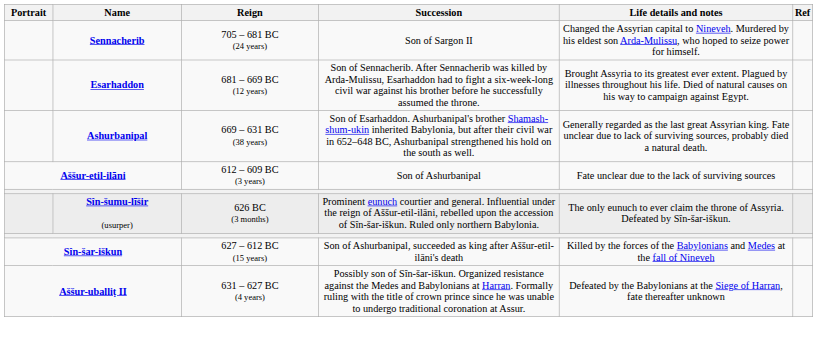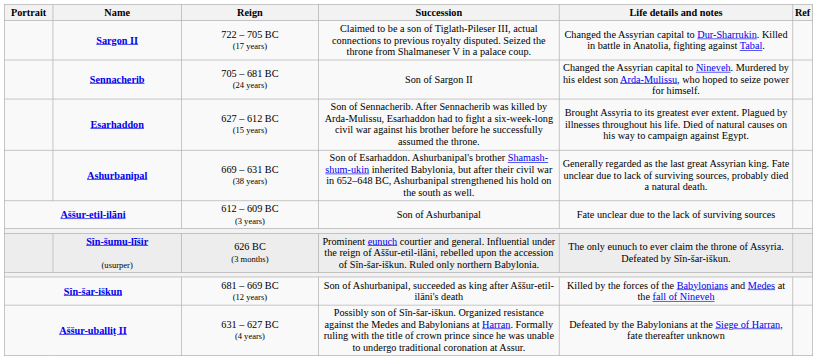+ row: (117, 40)
(250, 85) 681 – 669 BC (12 years) -> (250, 124) 627 – 612 BC (15 years)
(250, 251) 627 – 612 BC (15 years) -> (250, 291) 681 – 669 BC (12 years)
